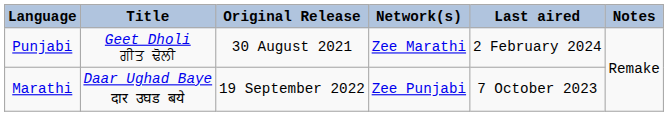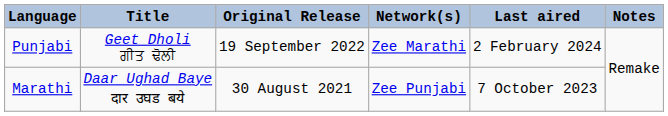(292, 48) 30 August 2021 -> (292, 48) 19 September 2022
(292, 89) 19 September 2022 -> (292, 89) 30 August 2021
